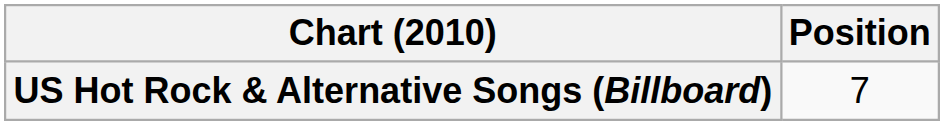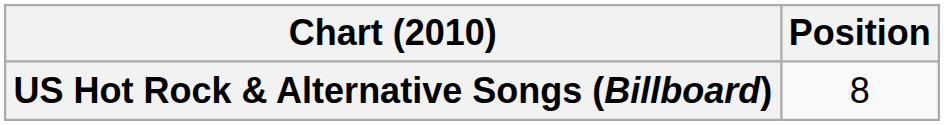(860, 90) 7 -> (860, 90) 8
